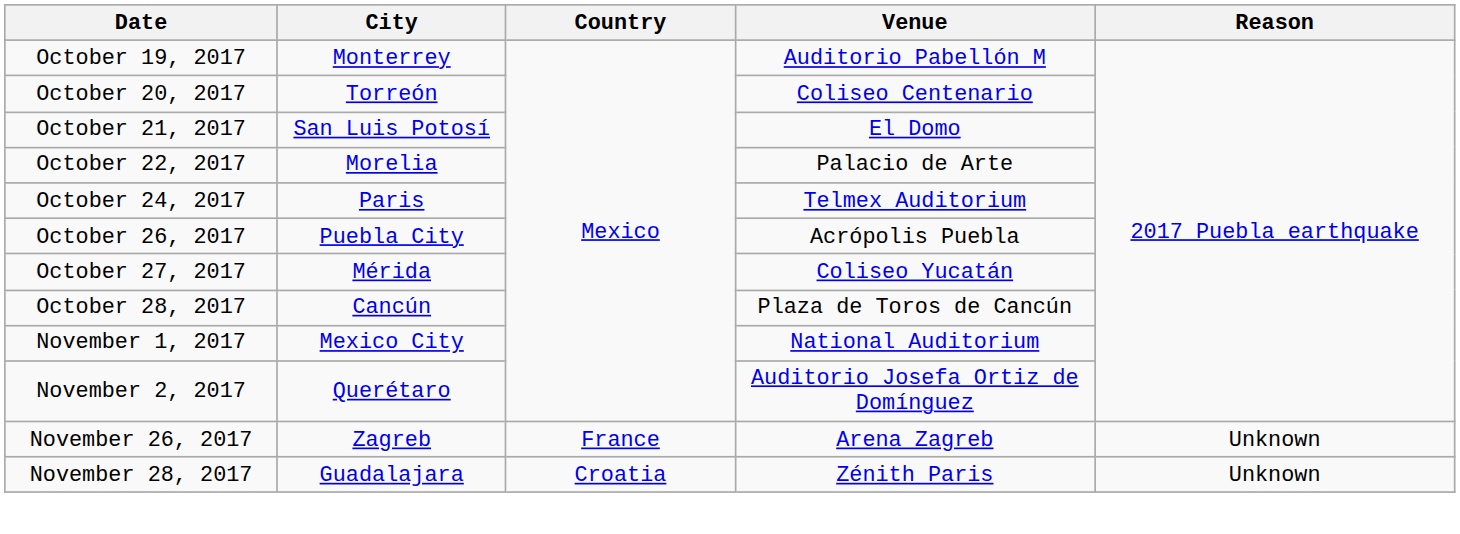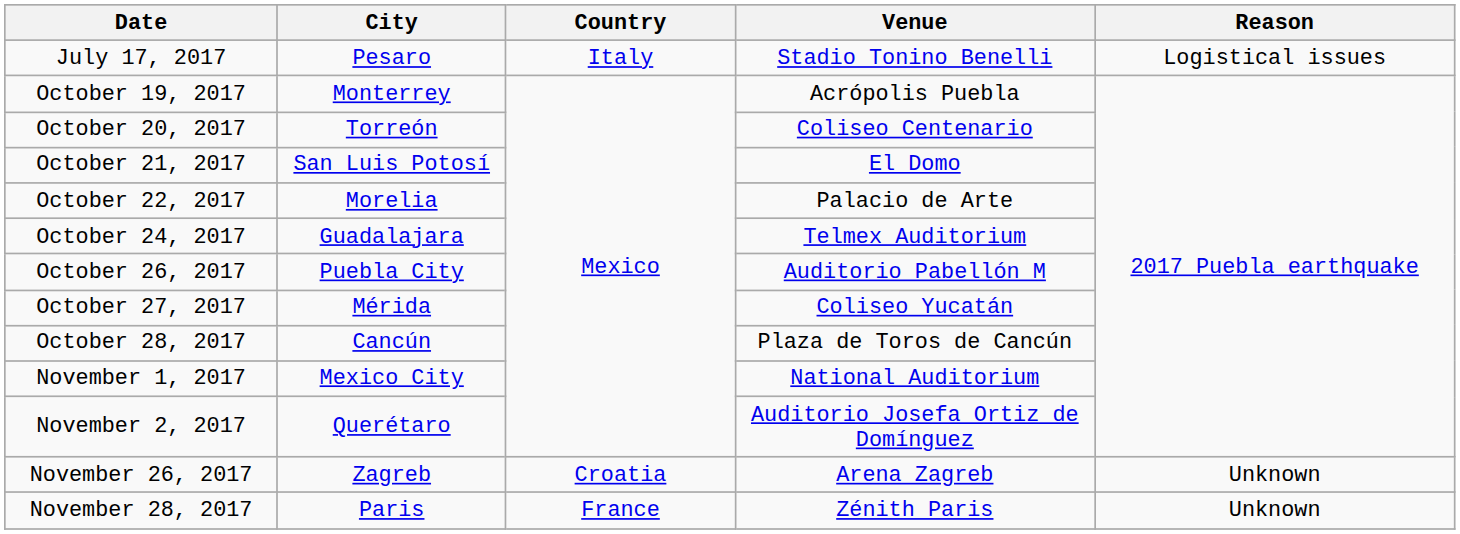+ row: (141, 58)
(915, 58) Auditorio Pabellón M -> (915, 94) Acrópolis Puebla
(392, 201) Paris -> (392, 236) Guadalajara
(915, 236) Acrópolis Puebla -> (915, 272) Auditorio Pabellón M
(621, 439) France -> (620, 475) Croatia
(392, 475) Guadalajara -> (392, 511) Paris
(620, 475) Croatia -> (621, 511) France
